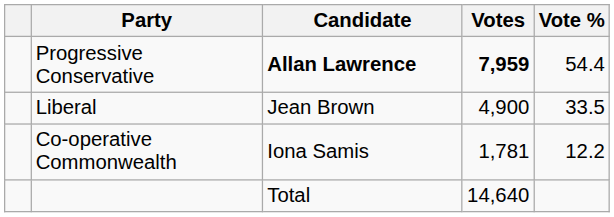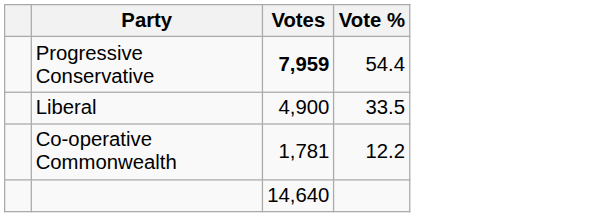- column: (362, 20)
